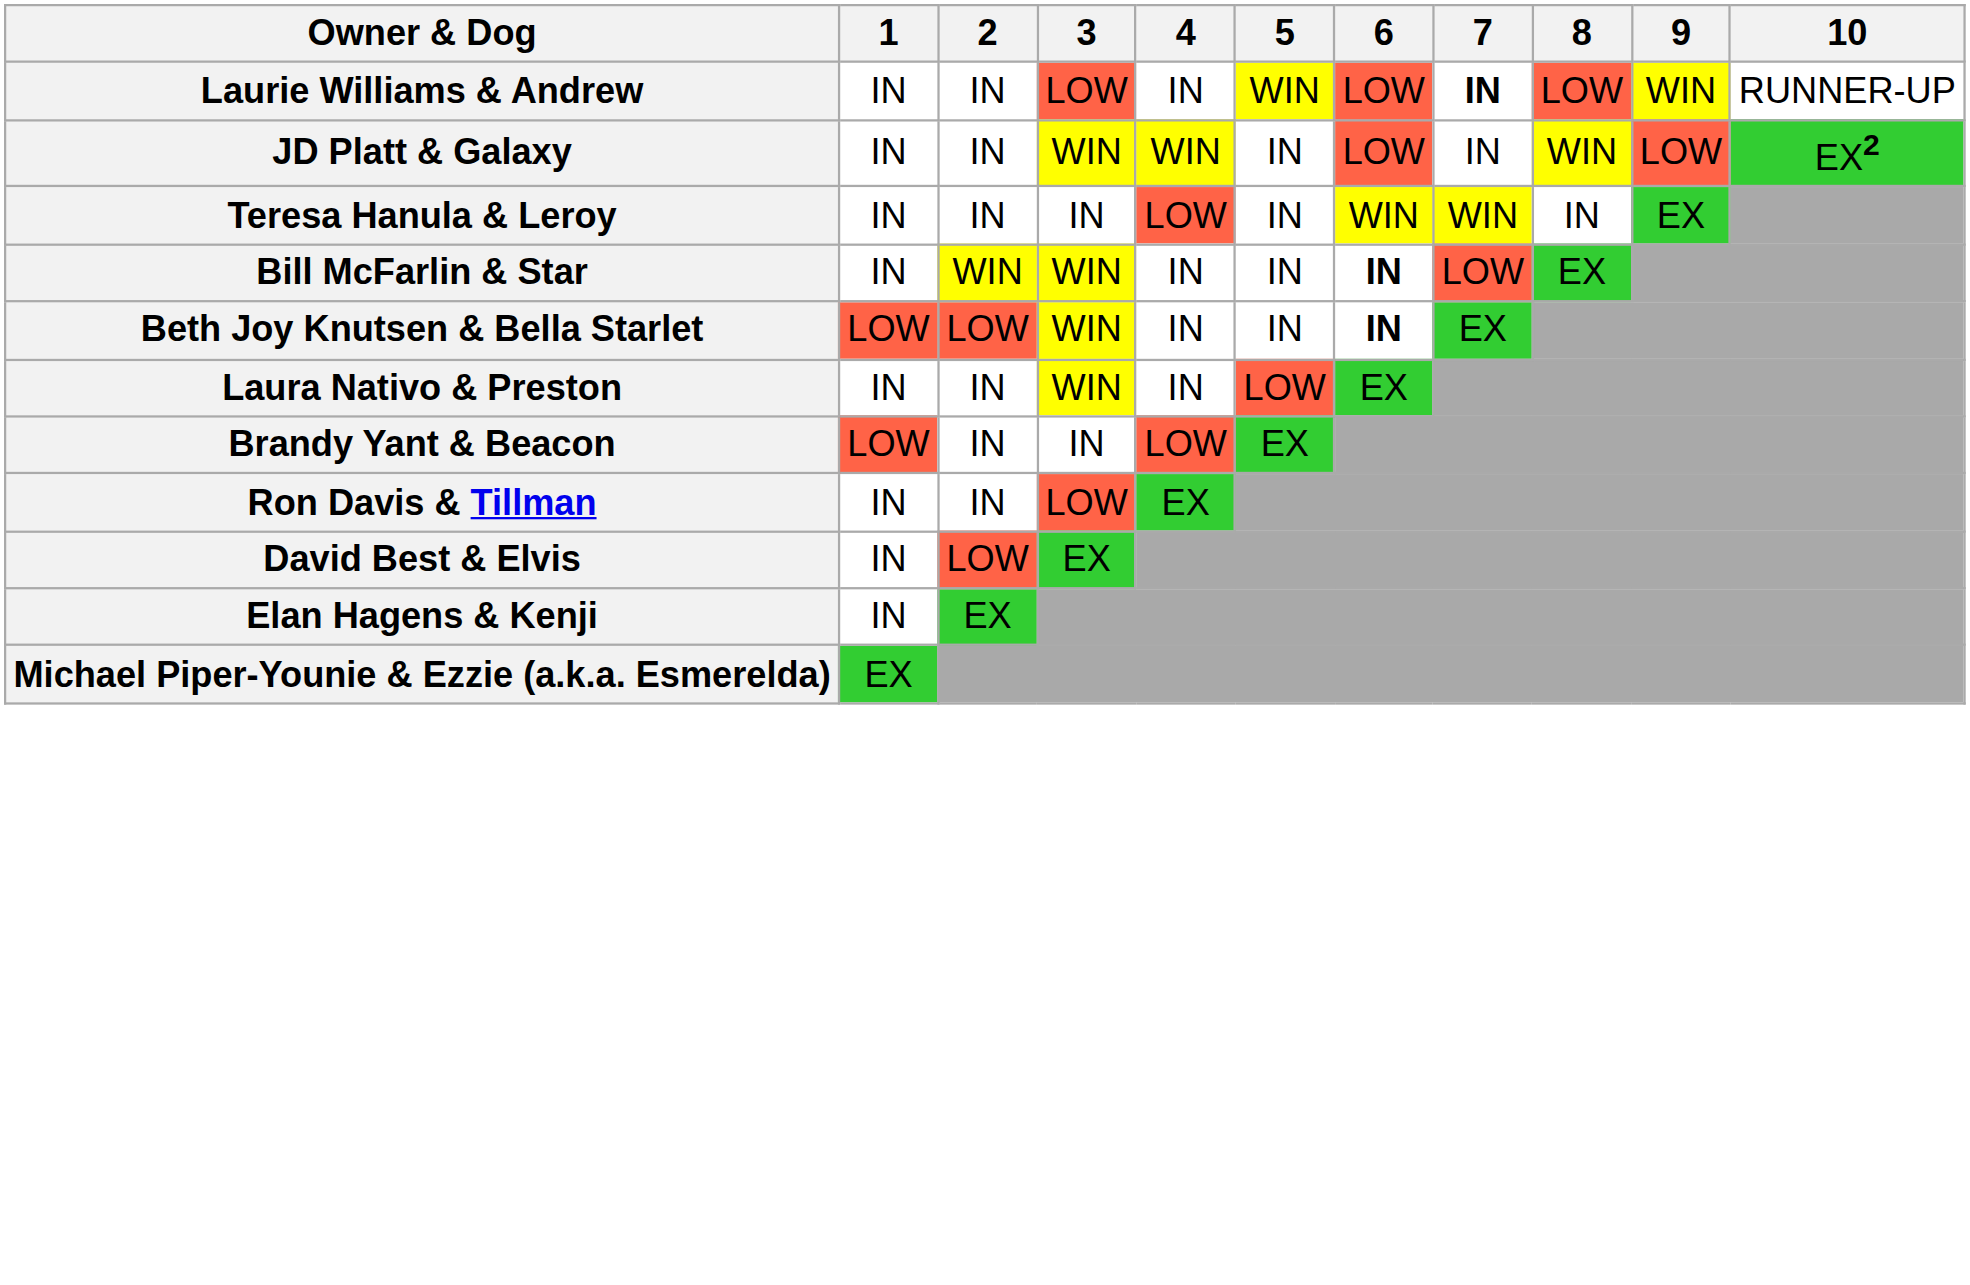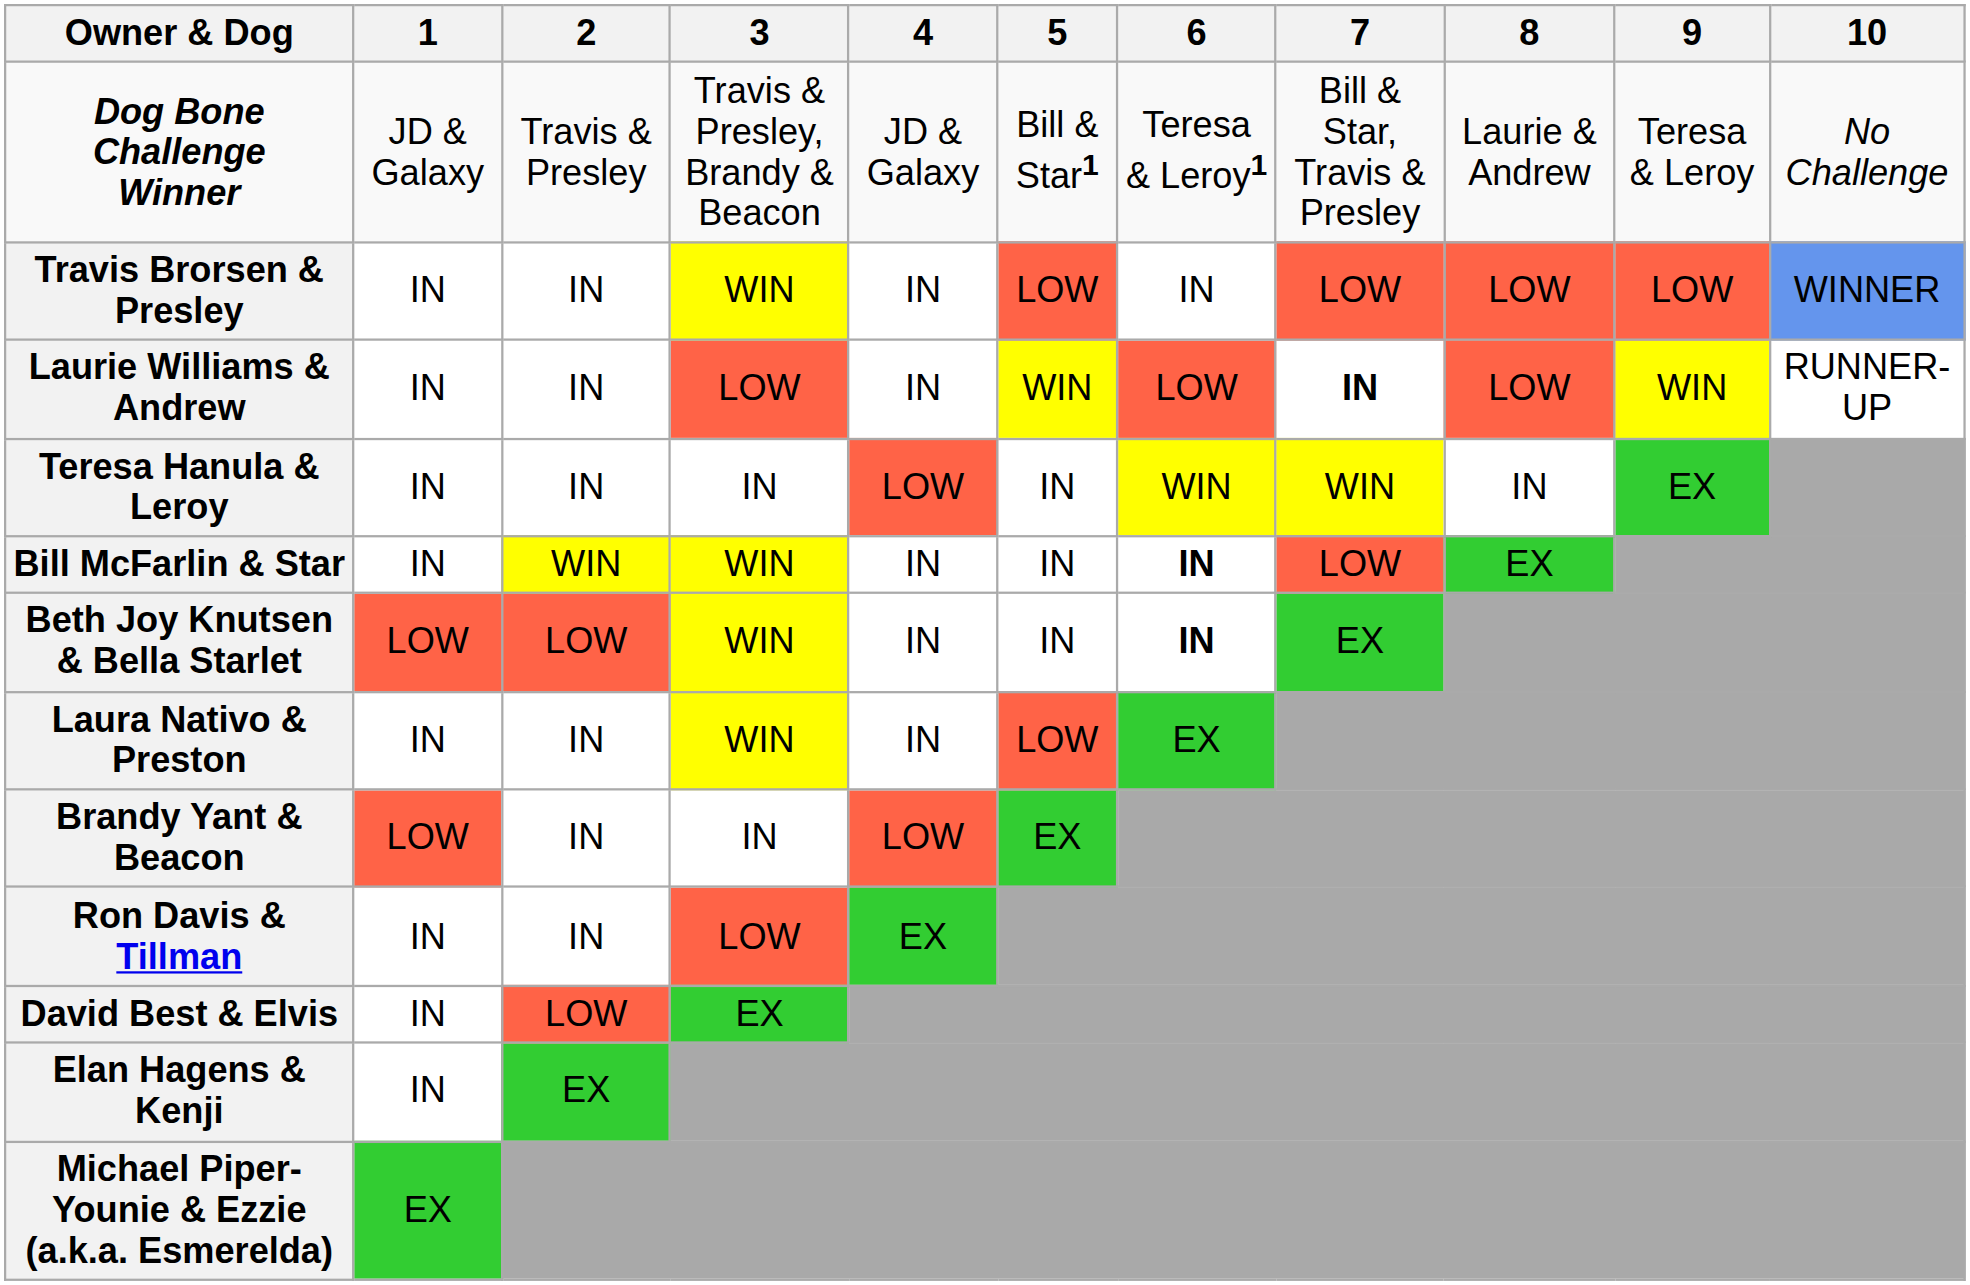+ row: (179, 151)
+ row: (179, 290)
- row: (422, 152)
